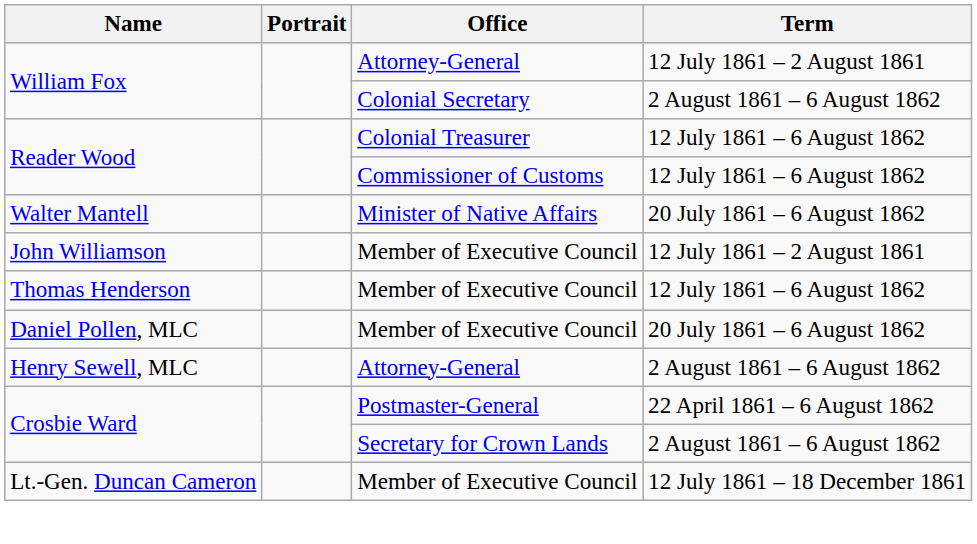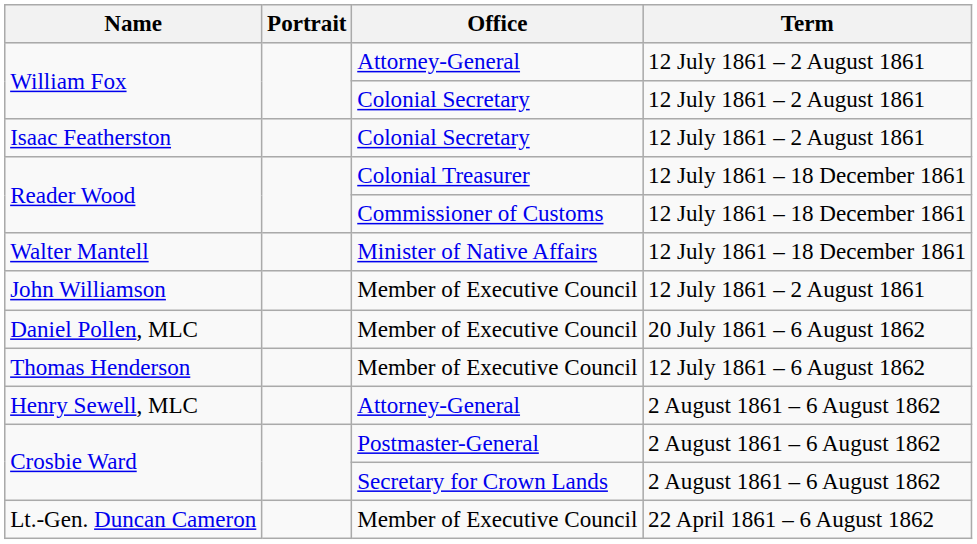(794, 99) 2 August 1861 – 6 August 1862 -> (787, 99) 12 July 1861 – 2 August 1861
+ row: (91, 138)
(787, 138) 12 July 1861 – 6 August 1862 -> (807, 176) 12 July 1861 – 18 December 1861
(787, 176) 12 July 1861 – 6 August 1862 -> (807, 214) 12 July 1861 – 18 December 1861
(787, 214) 20 July 1861 – 6 August 1862 -> (807, 252) 12 July 1861 – 18 December 1861
rows swapped: (100, 290) <-> (104, 328)
(791, 404) 22 April 1861 – 6 August 1862 -> (794, 442) 2 August 1861 – 6 August 1862
(807, 480) 12 July 1861 – 18 December 1861 -> (791, 518) 22 April 1861 – 6 August 1862
